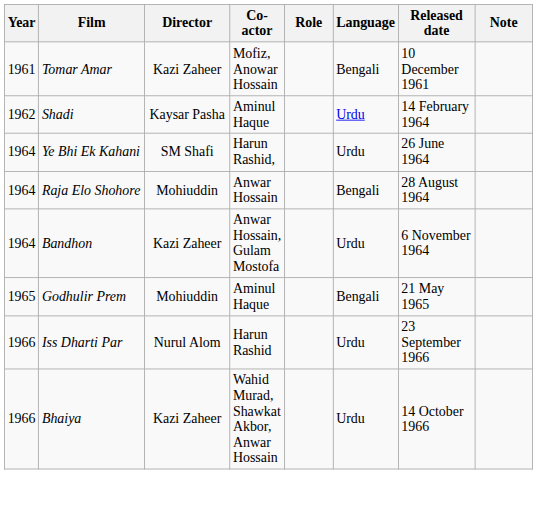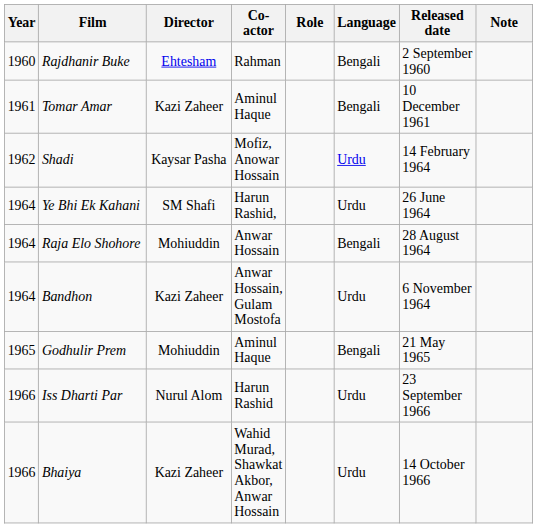+ row: (86, 61)
(255, 68) Mofiz, Anowar Hossain -> (256, 106) Aminul Haque
(254, 114) Aminul Haque -> (257, 160) Mofiz, Anowar Hossain
